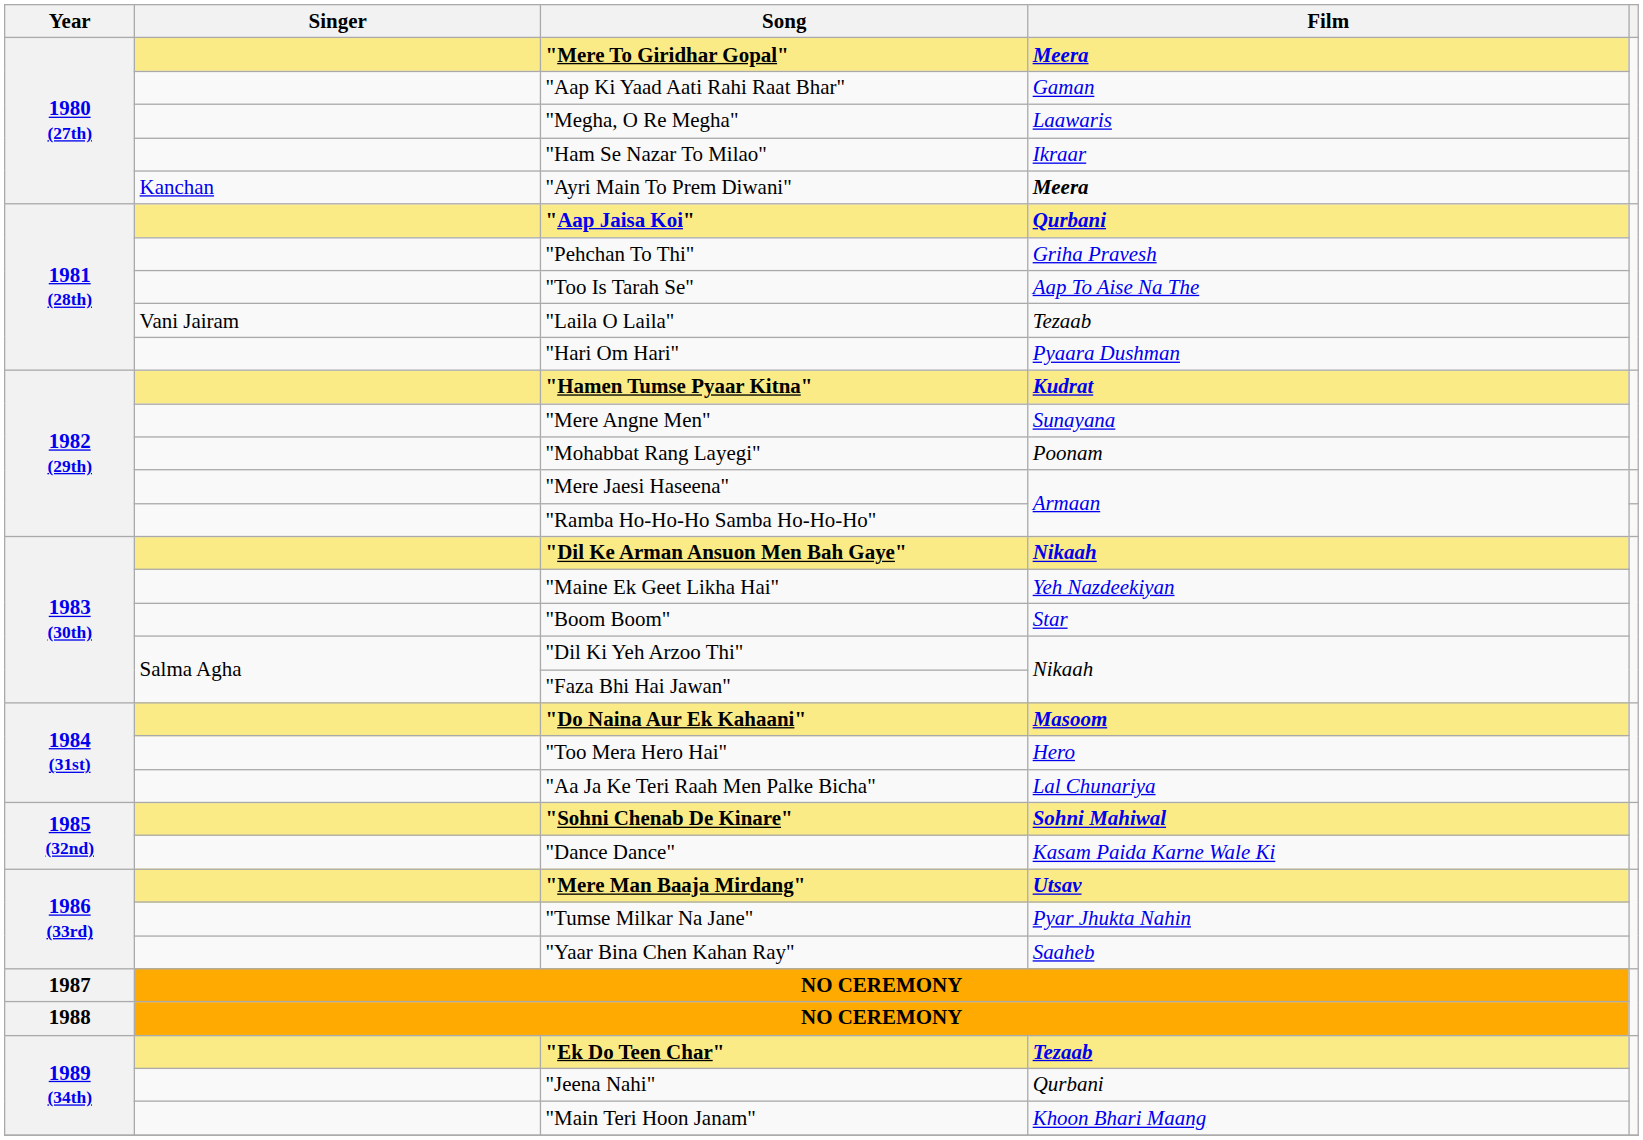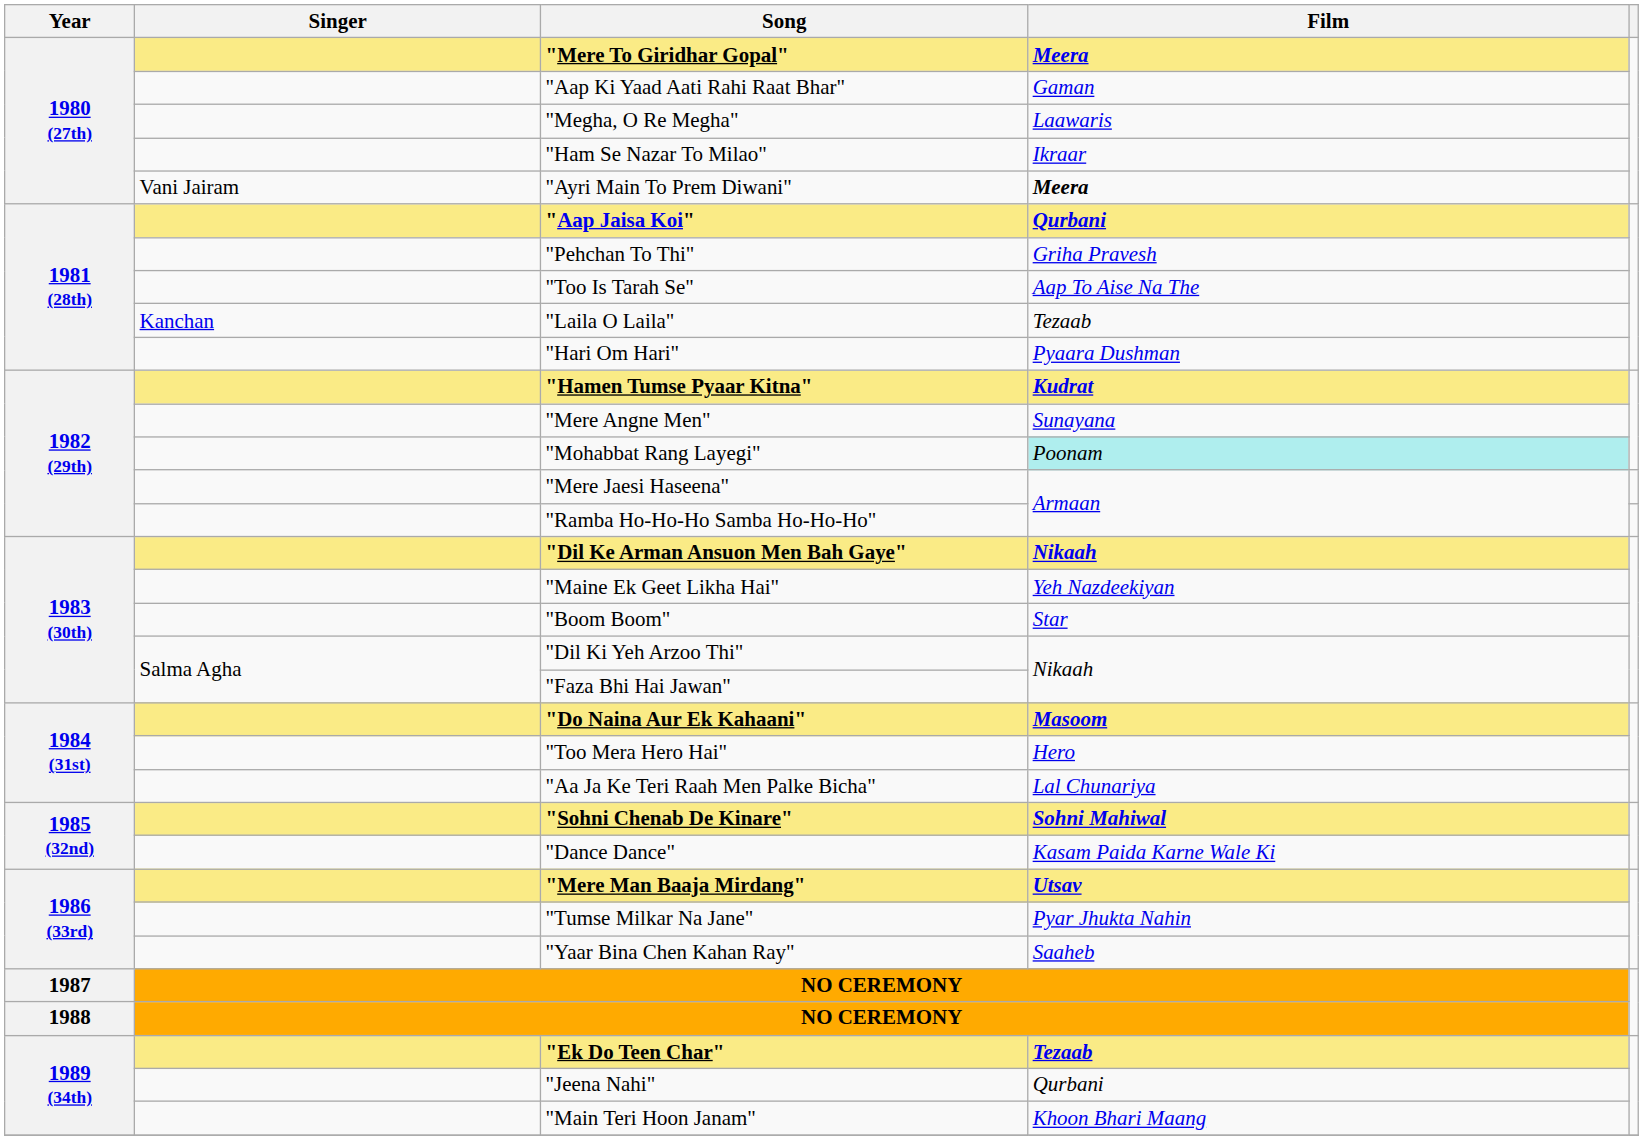(177, 187) Kanchan -> (189, 187) Vani Jairam
(189, 320) Vani Jairam -> (177, 320) Kanchan
(1068, 453) no background -> (1068, 453) paleturquoise background
